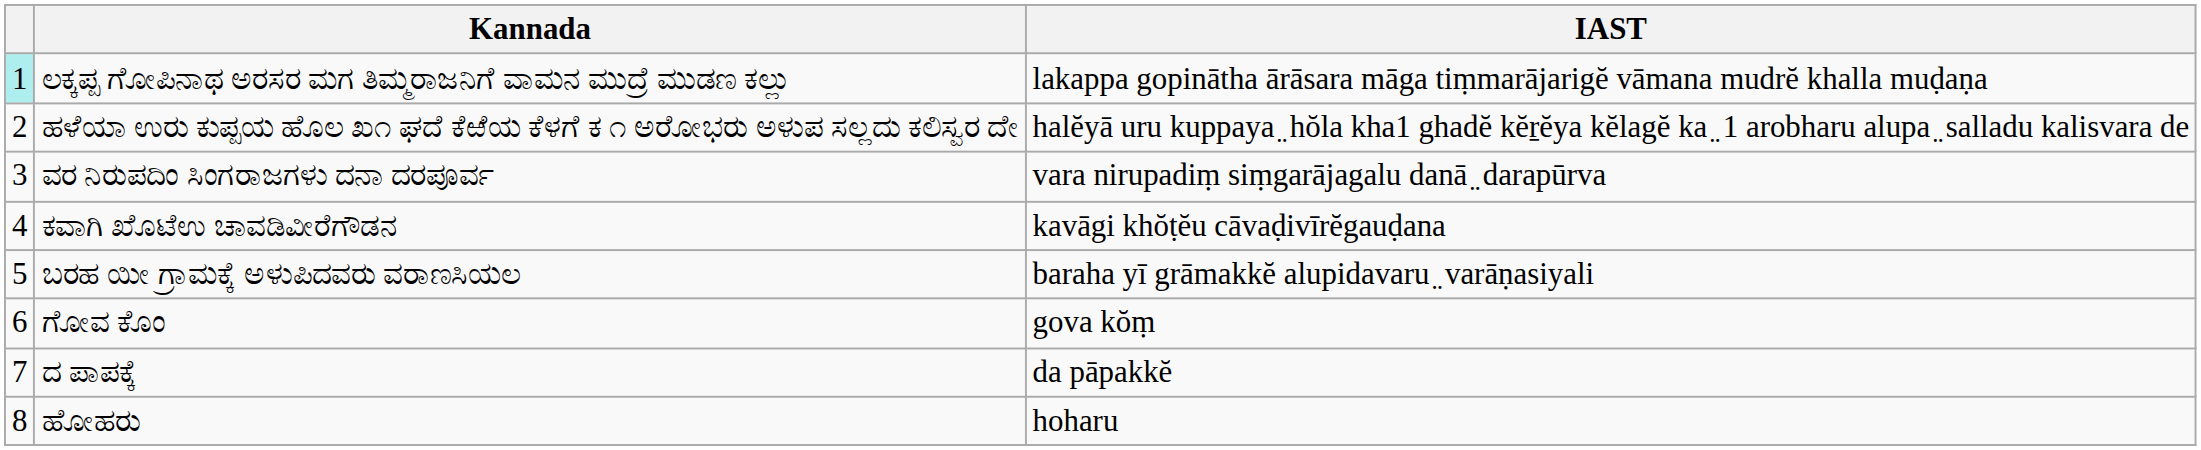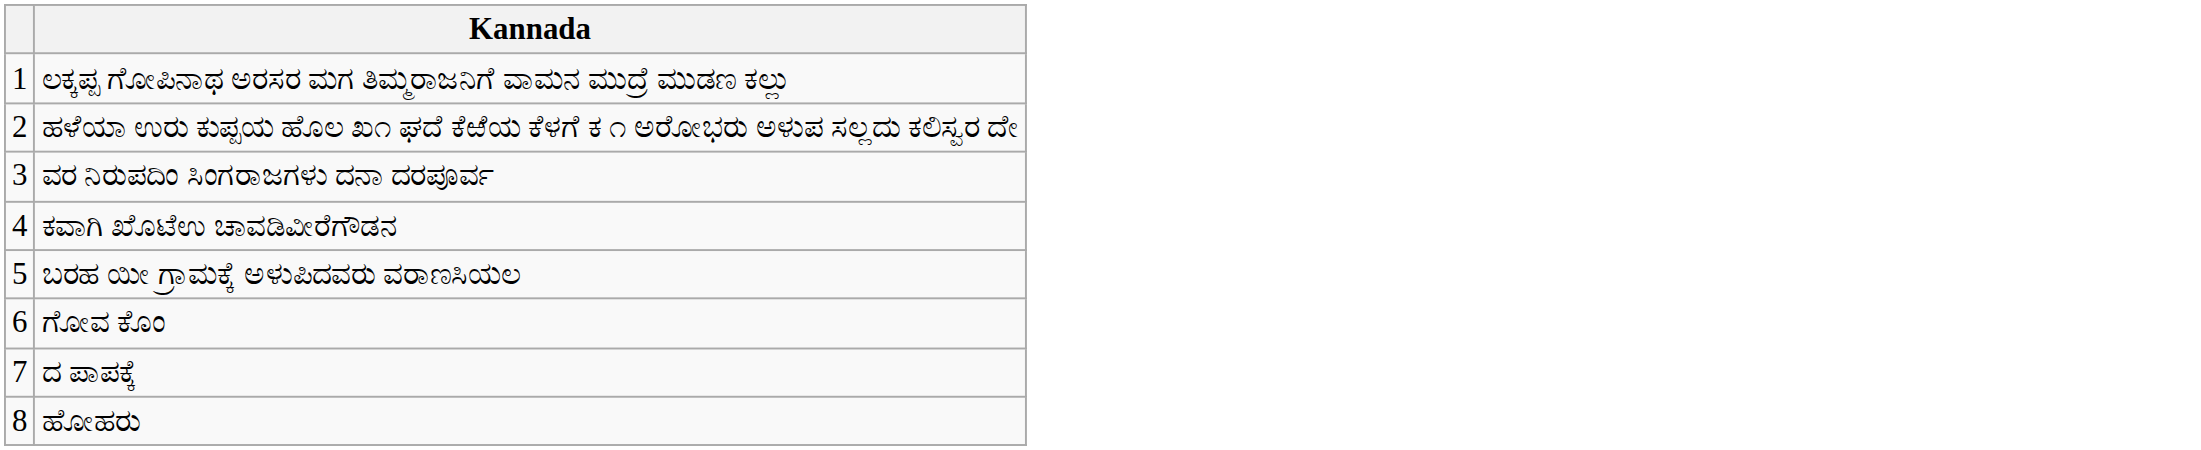- column: (1611, 28)
(20, 77) paleturquoise background -> (20, 77) no background
